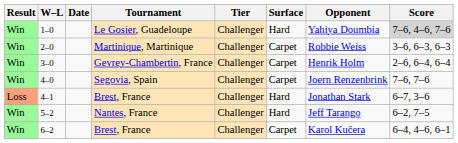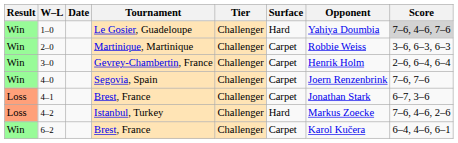(279, 96) Hard -> (283, 96) Carpet
+ row: (47, 114)
- row: (47, 114)
